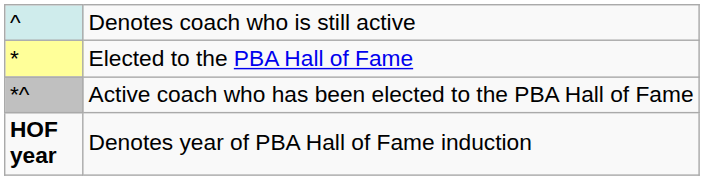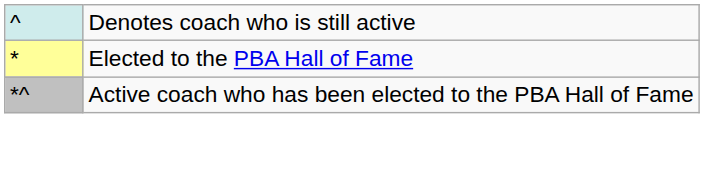- row: (310, 143)
